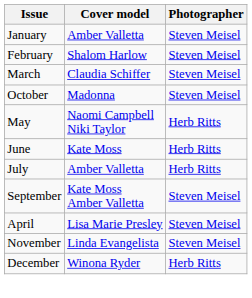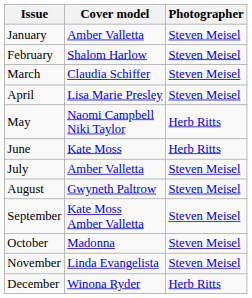rows swapped: (21, 223) <-> (28, 94)
(195, 169) Herb Ritts -> (204, 169) Steven Meisel
+ row: (26, 189)
